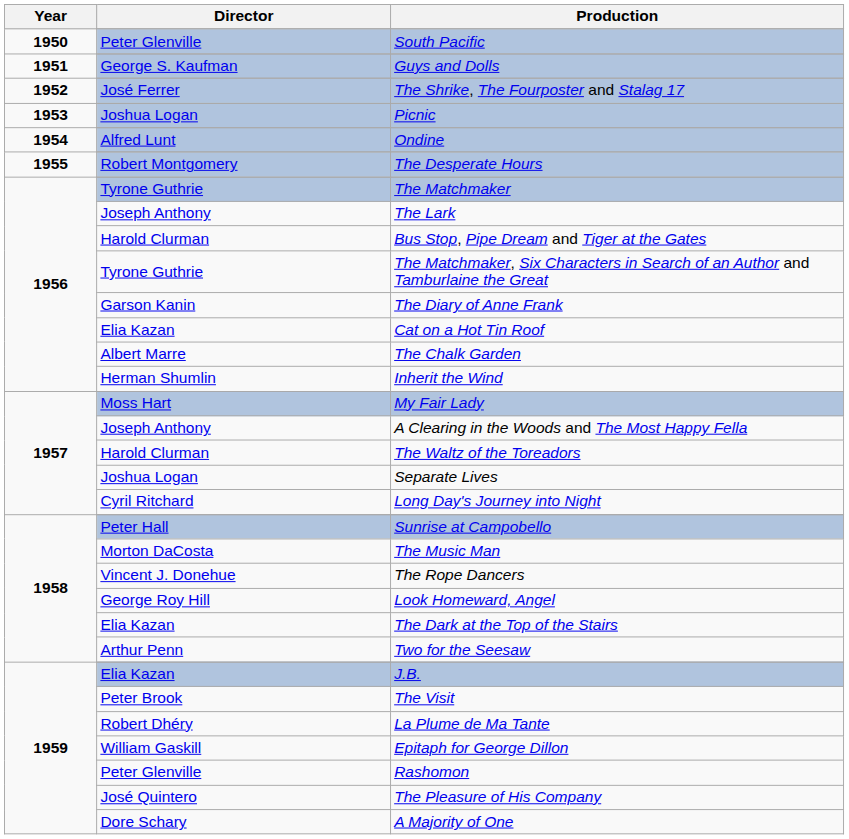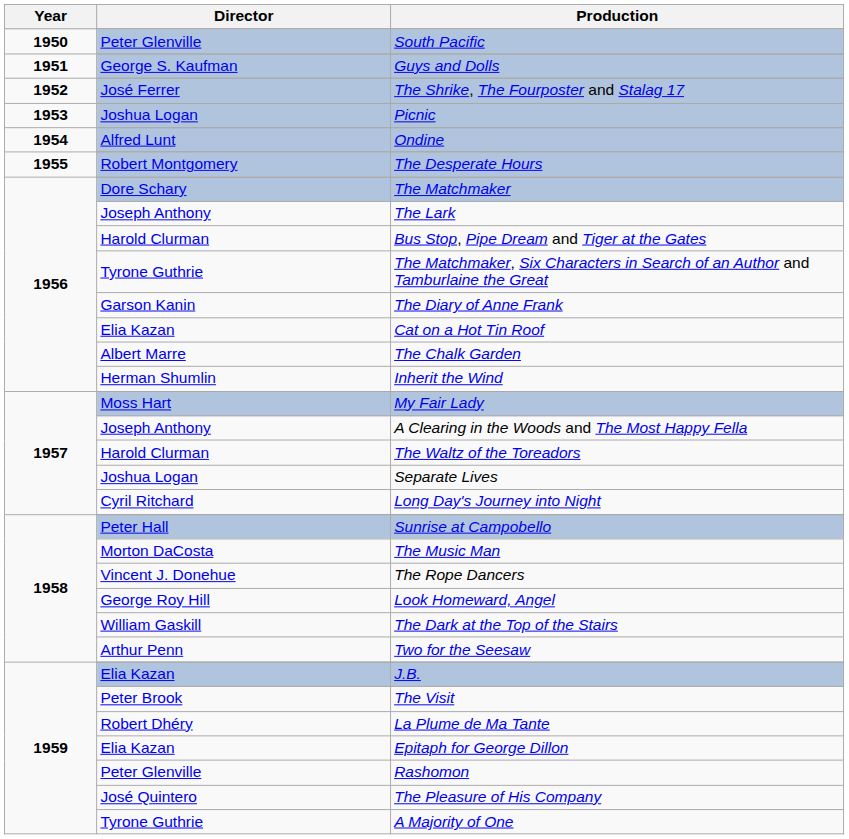(152, 189) Tyrone Guthrie -> (144, 189) Dore Schary
(137, 624) Elia Kazan -> (151, 624) William Gaskill
(151, 748) William Gaskill -> (137, 748) Elia Kazan
(144, 821) Dore Schary -> (152, 821) Tyrone Guthrie
